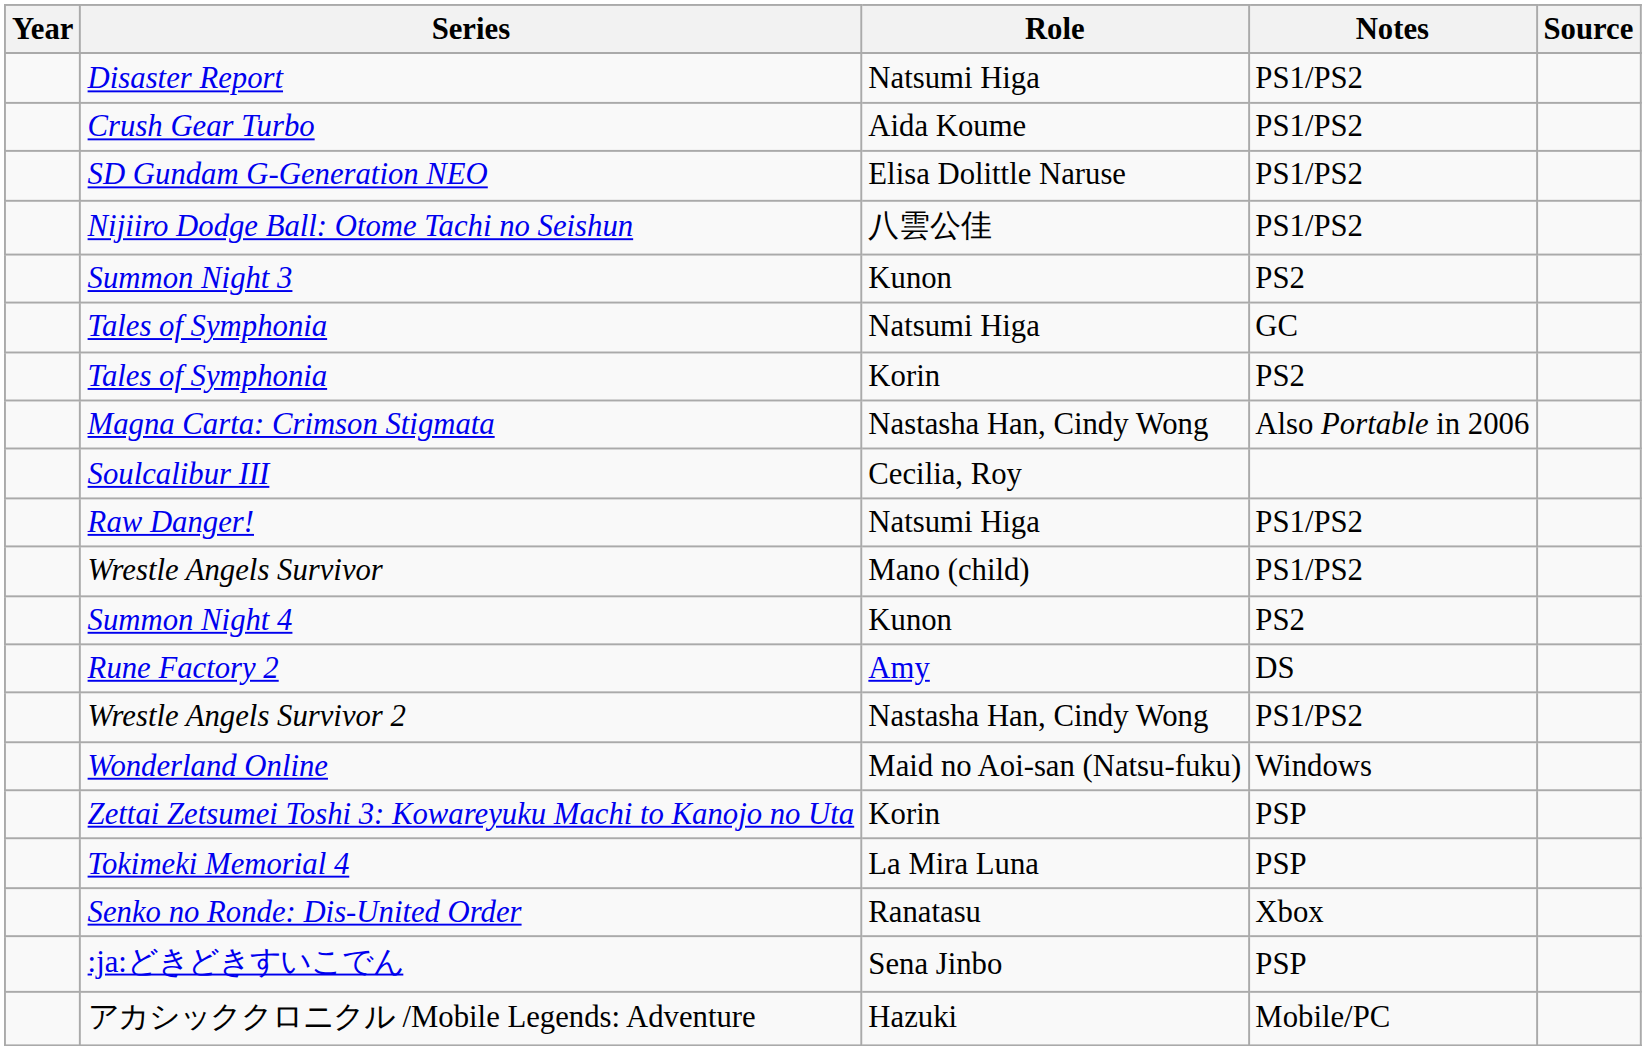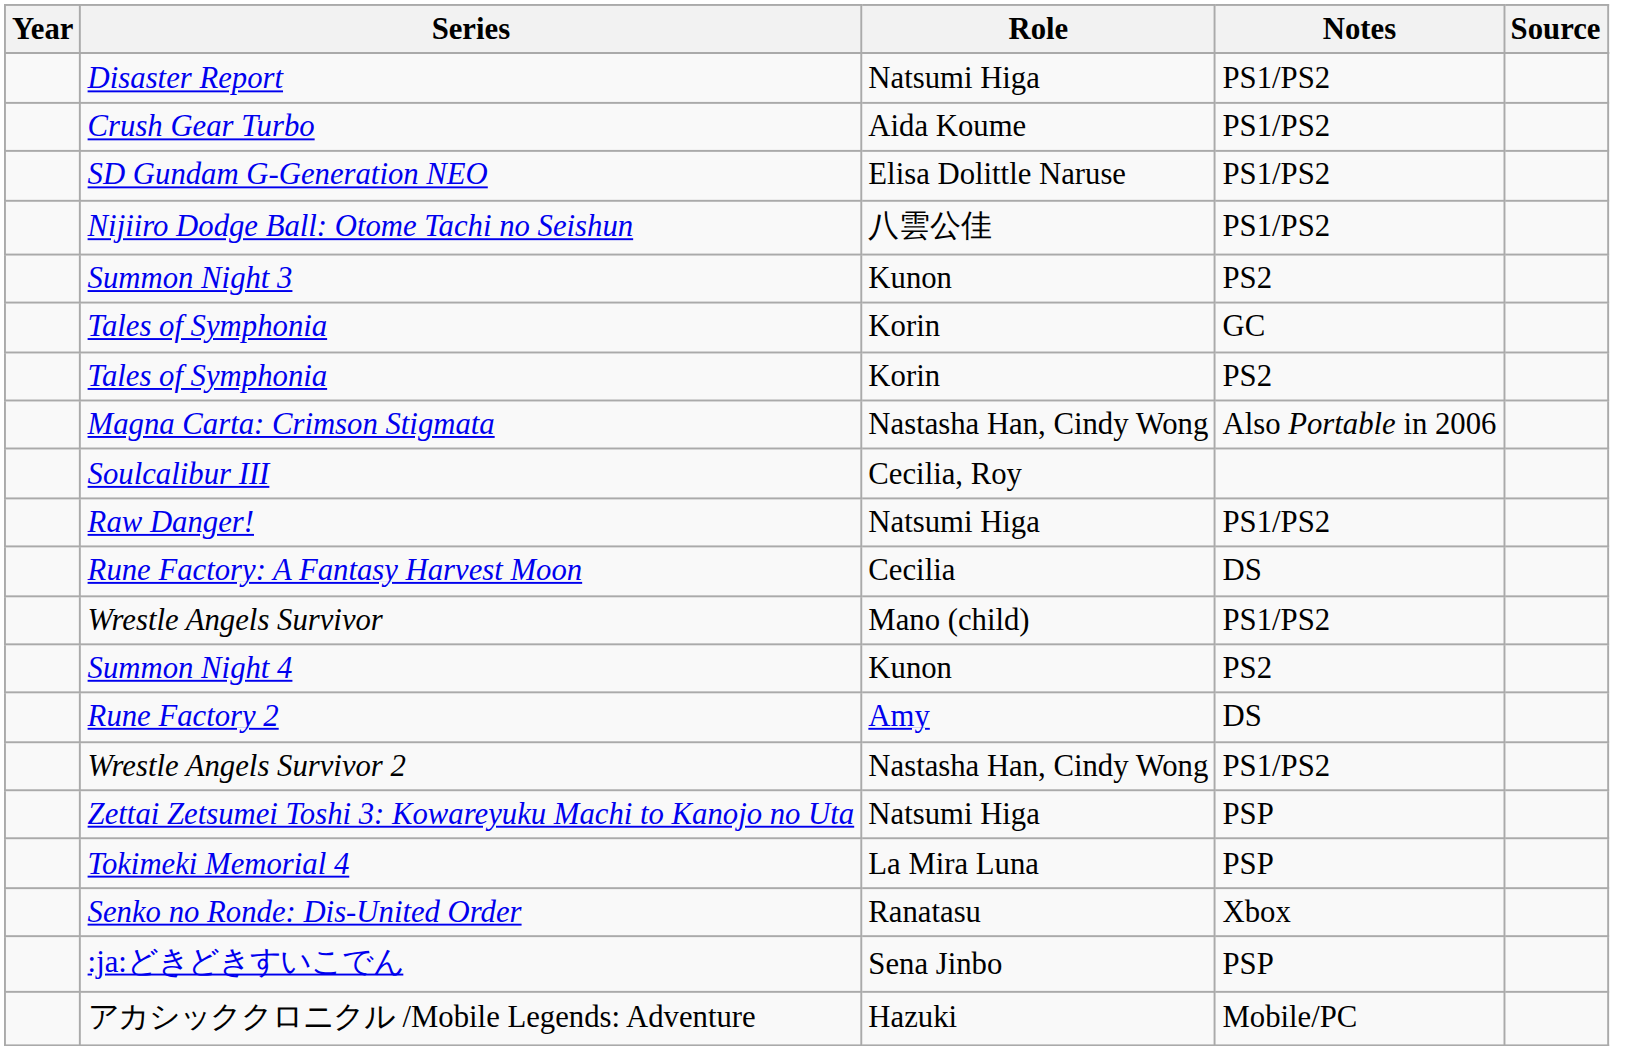(954, 326) Natsumi Higa -> (904, 326) Korin
+ row: (335, 570)
- row: (208, 765)
(904, 814) Korin -> (954, 814) Natsumi Higa
